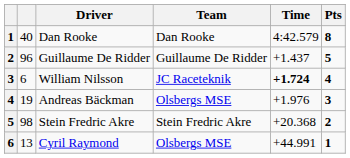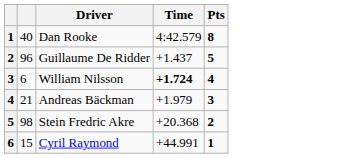- column: (211, 15)
(26, 100) 19 -> (26, 100) 21
(291, 100) +1.976 -> (174, 100) +1.979
(26, 143) 13 -> (26, 143) 15
